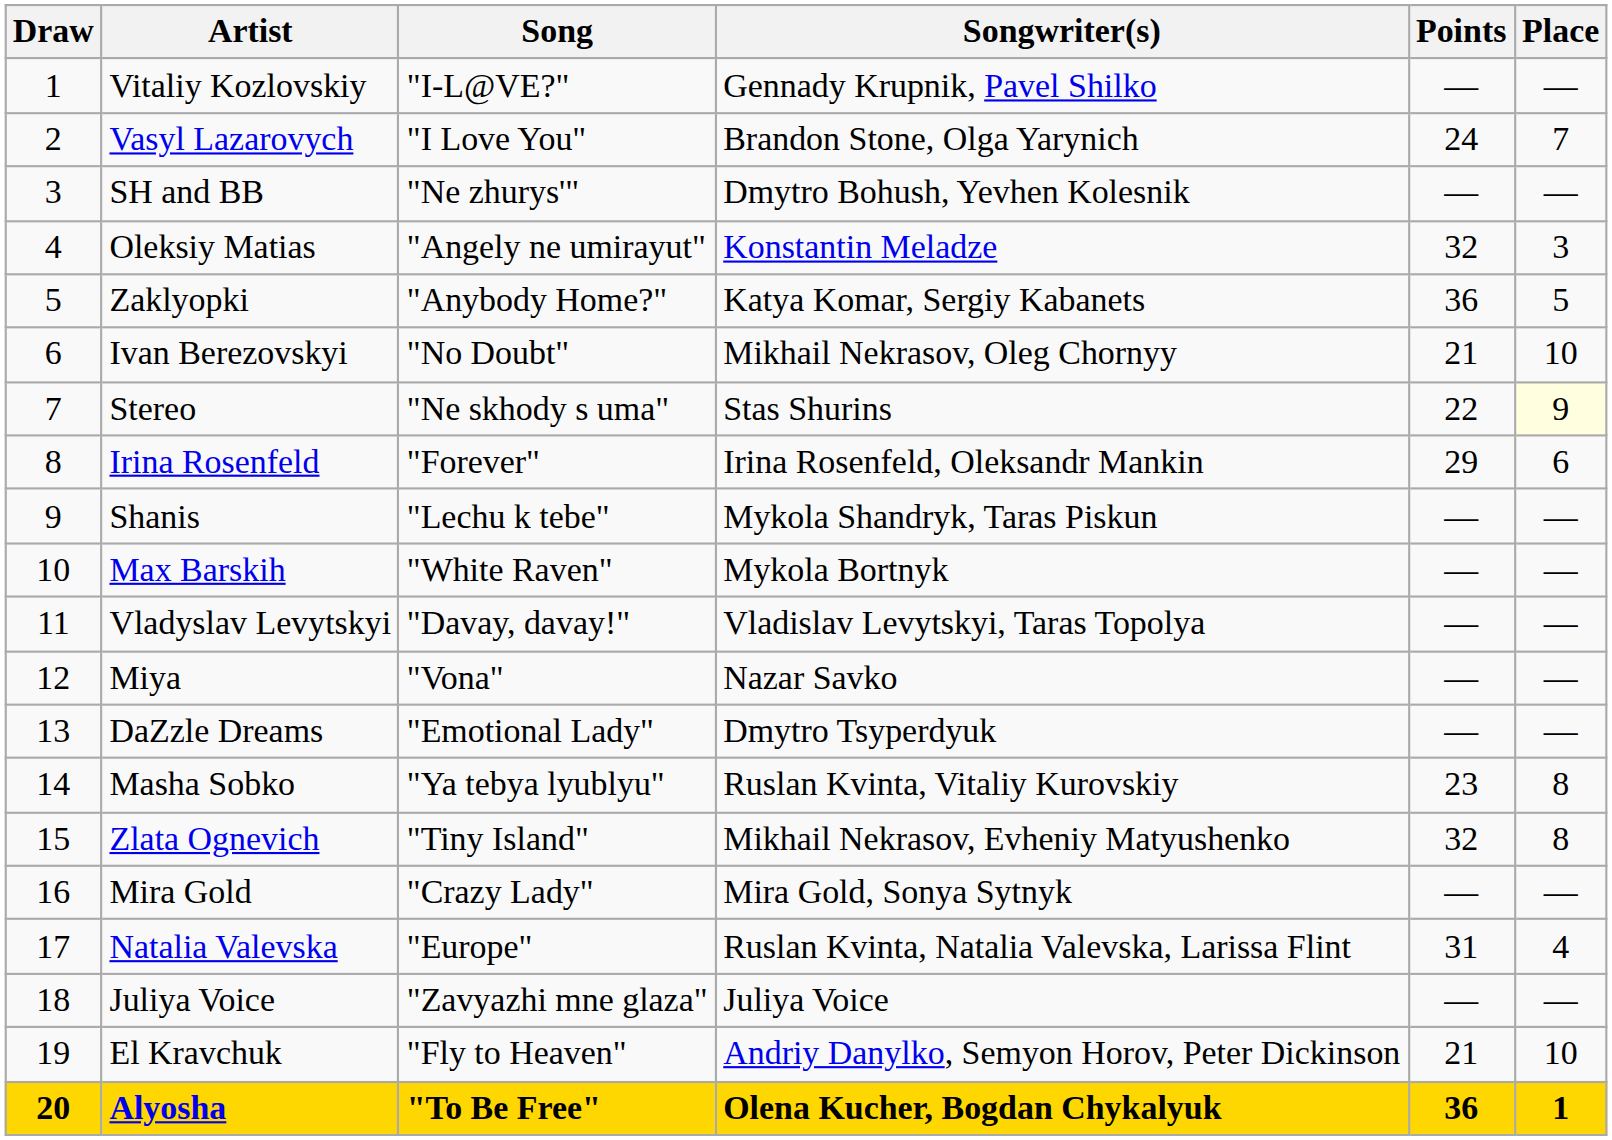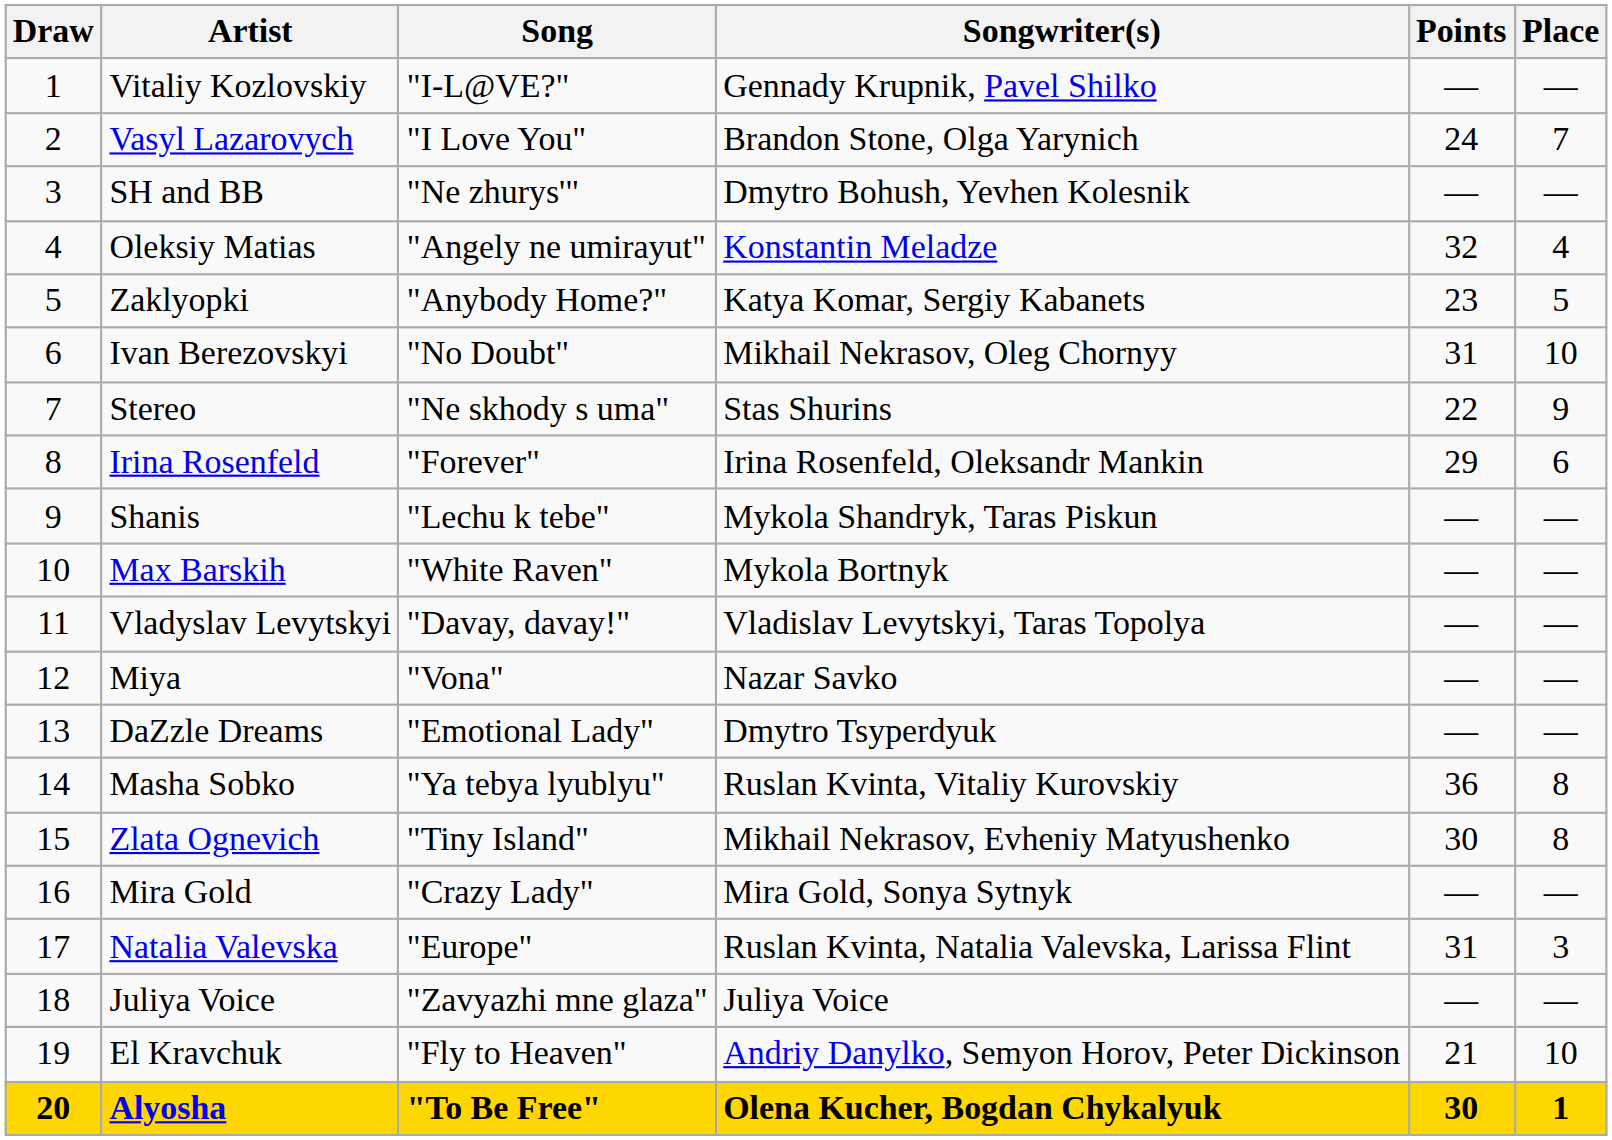(1561, 246) 3 -> (1561, 246) 4
(1461, 300) 36 -> (1461, 300) 23
(1461, 354) 21 -> (1461, 354) 31
(1561, 407) lightyellow background -> (1561, 407) no background
(1461, 784) 23 -> (1461, 784) 36
(1461, 838) 32 -> (1461, 838) 30
(1561, 945) 4 -> (1561, 945) 3
(1461, 1107) 36 -> (1461, 1107) 30
